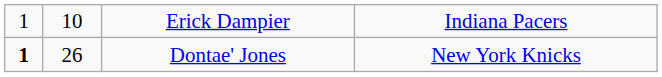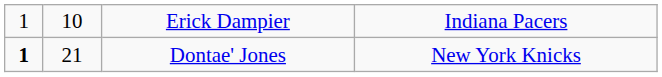(72, 54) 26 -> (72, 54) 21
